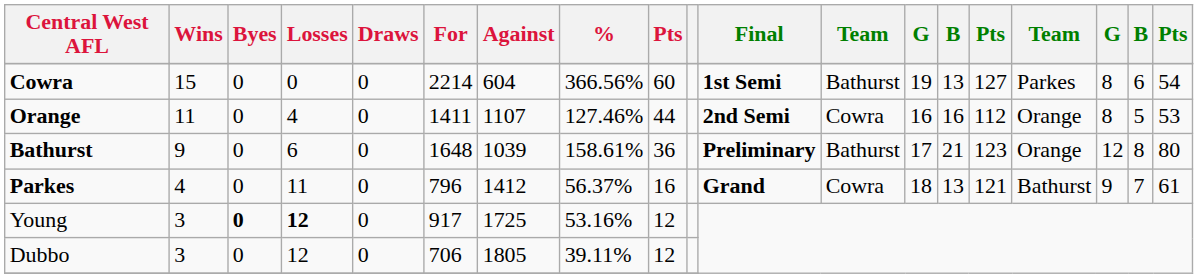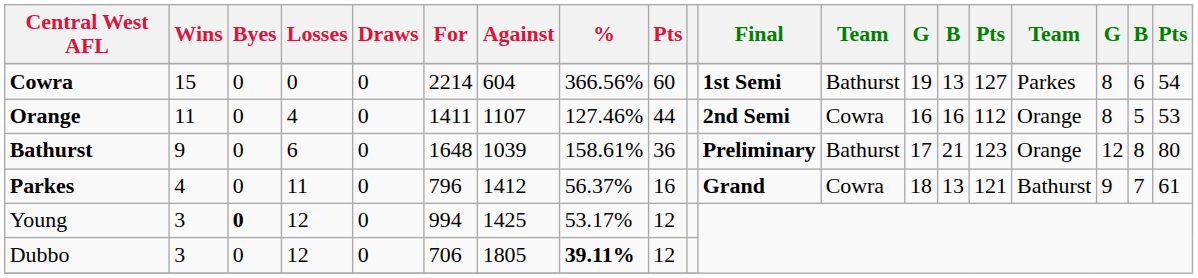(298, 220) bold -> (298, 220) normal
(445, 220) 917 -> (445, 220) 994
(505, 220) 1725 -> (505, 220) 1425
(598, 220) 53.16% -> (598, 220) 53.17%
(598, 255) normal -> (600, 255) bold
